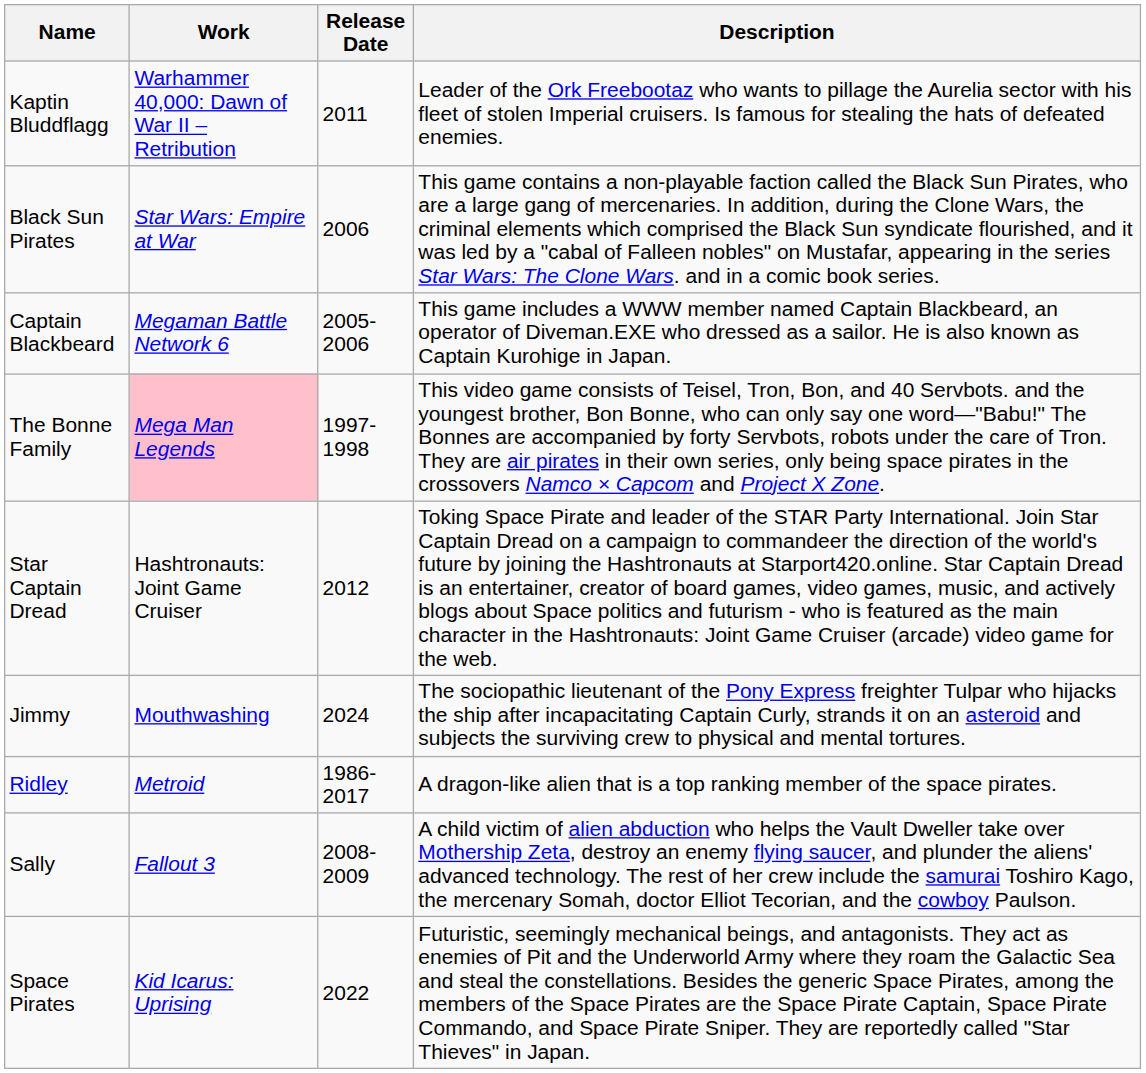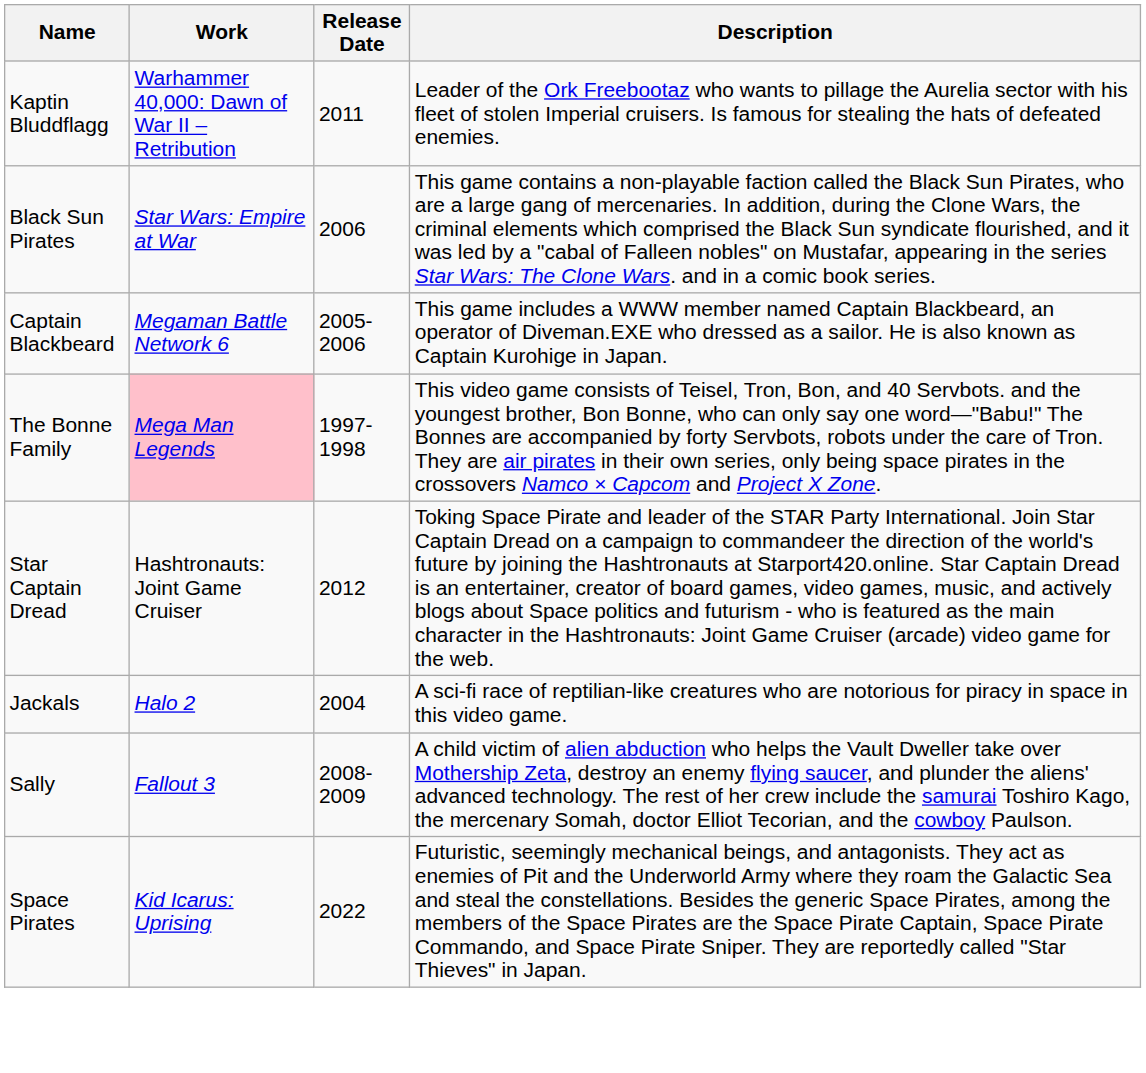+ row: (44, 703)
- row: (40, 715)
- row: (39, 784)
